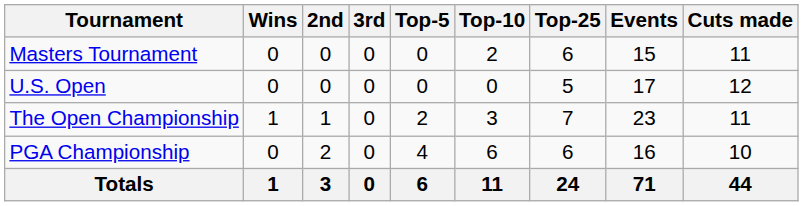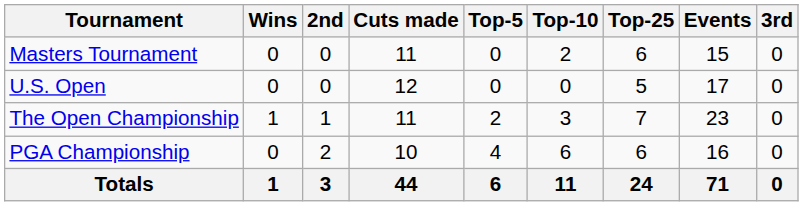columns swapped: (369, 20) <-> (740, 20)
